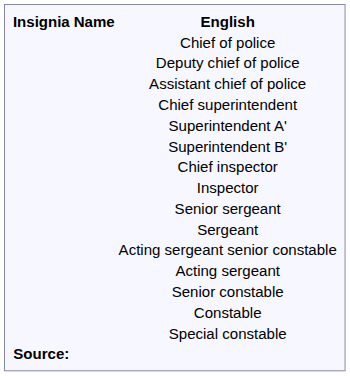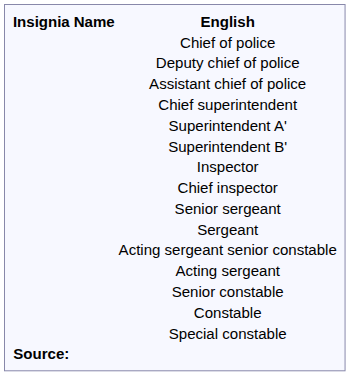rows swapped: (228, 167) <-> (228, 188)
